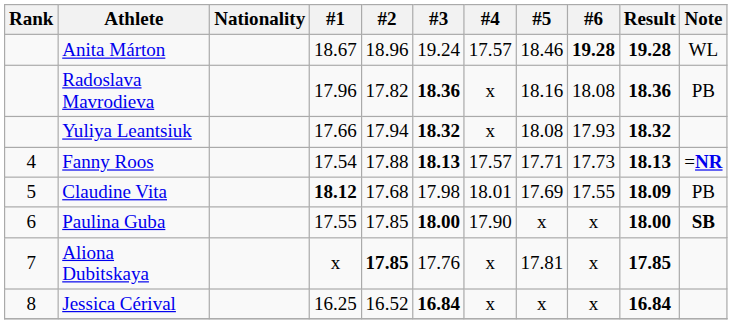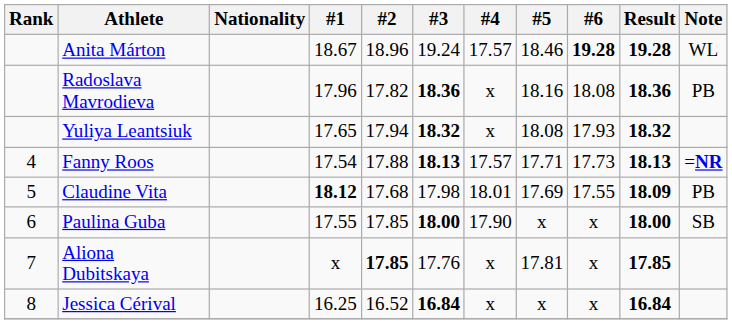(335, 131) 17.66 -> (335, 131) 17.65
(703, 222) bold -> (703, 222) normal
